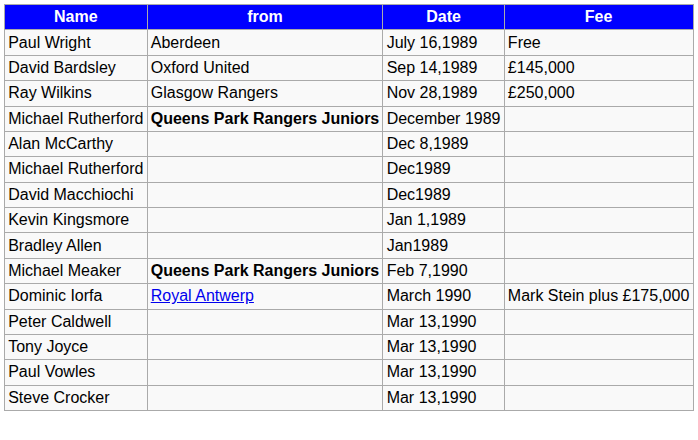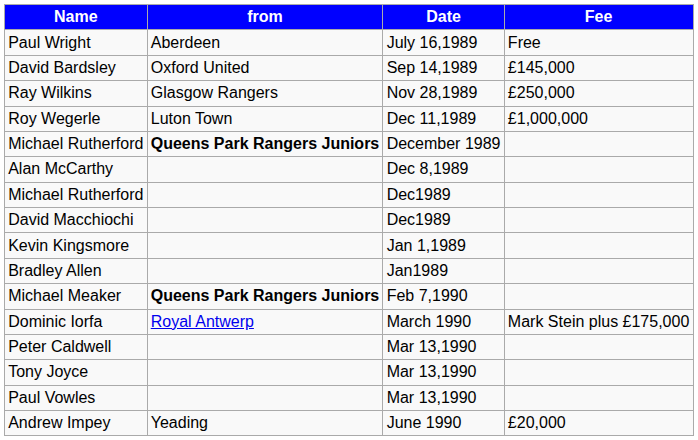+ row: (54, 118)
- row: (59, 397)
+ row: (59, 423)
